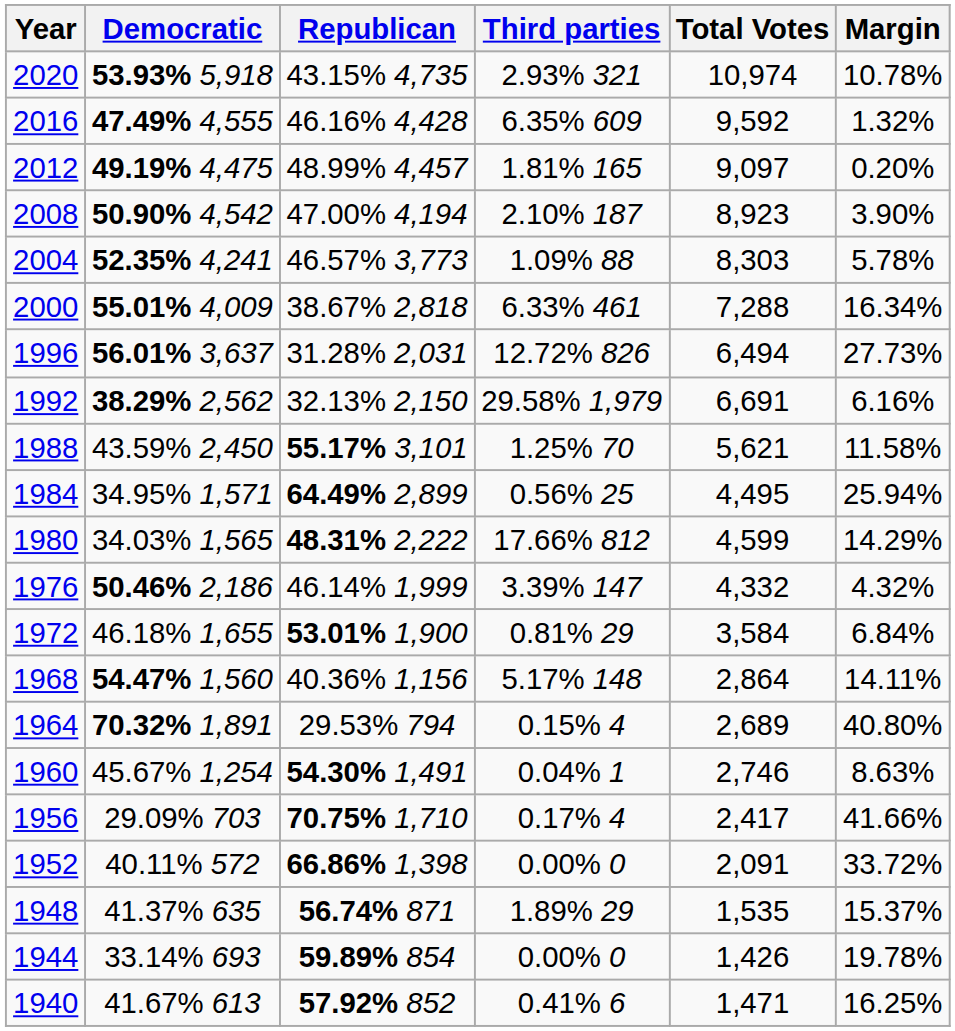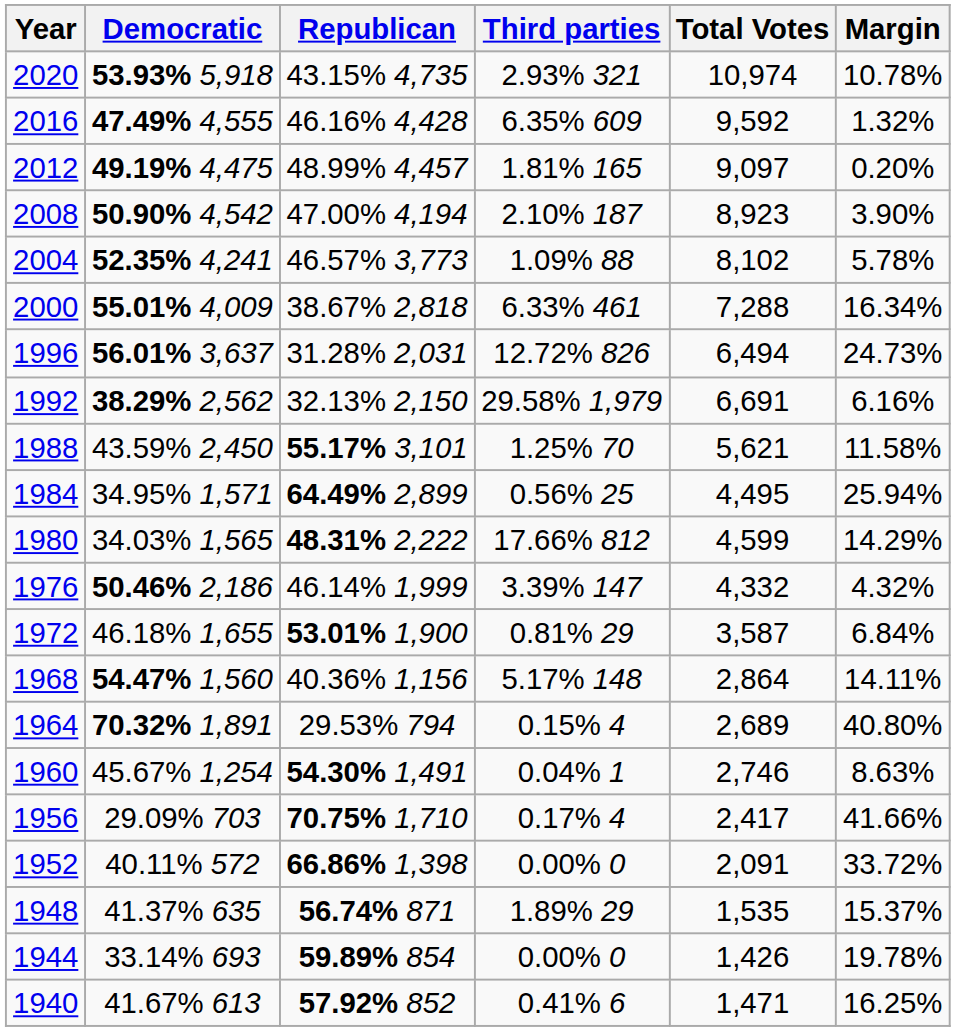(753, 261) 8,303 -> (753, 261) 8,102
(893, 353) 27.73% -> (893, 353) 24.73%
(753, 632) 3,584 -> (753, 632) 3,587
